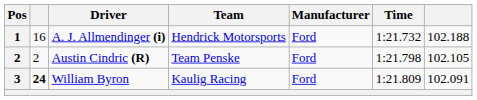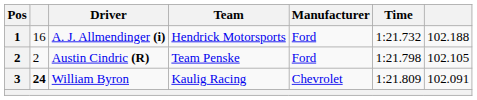(304, 79) Ford -> (317, 79) Chevrolet
